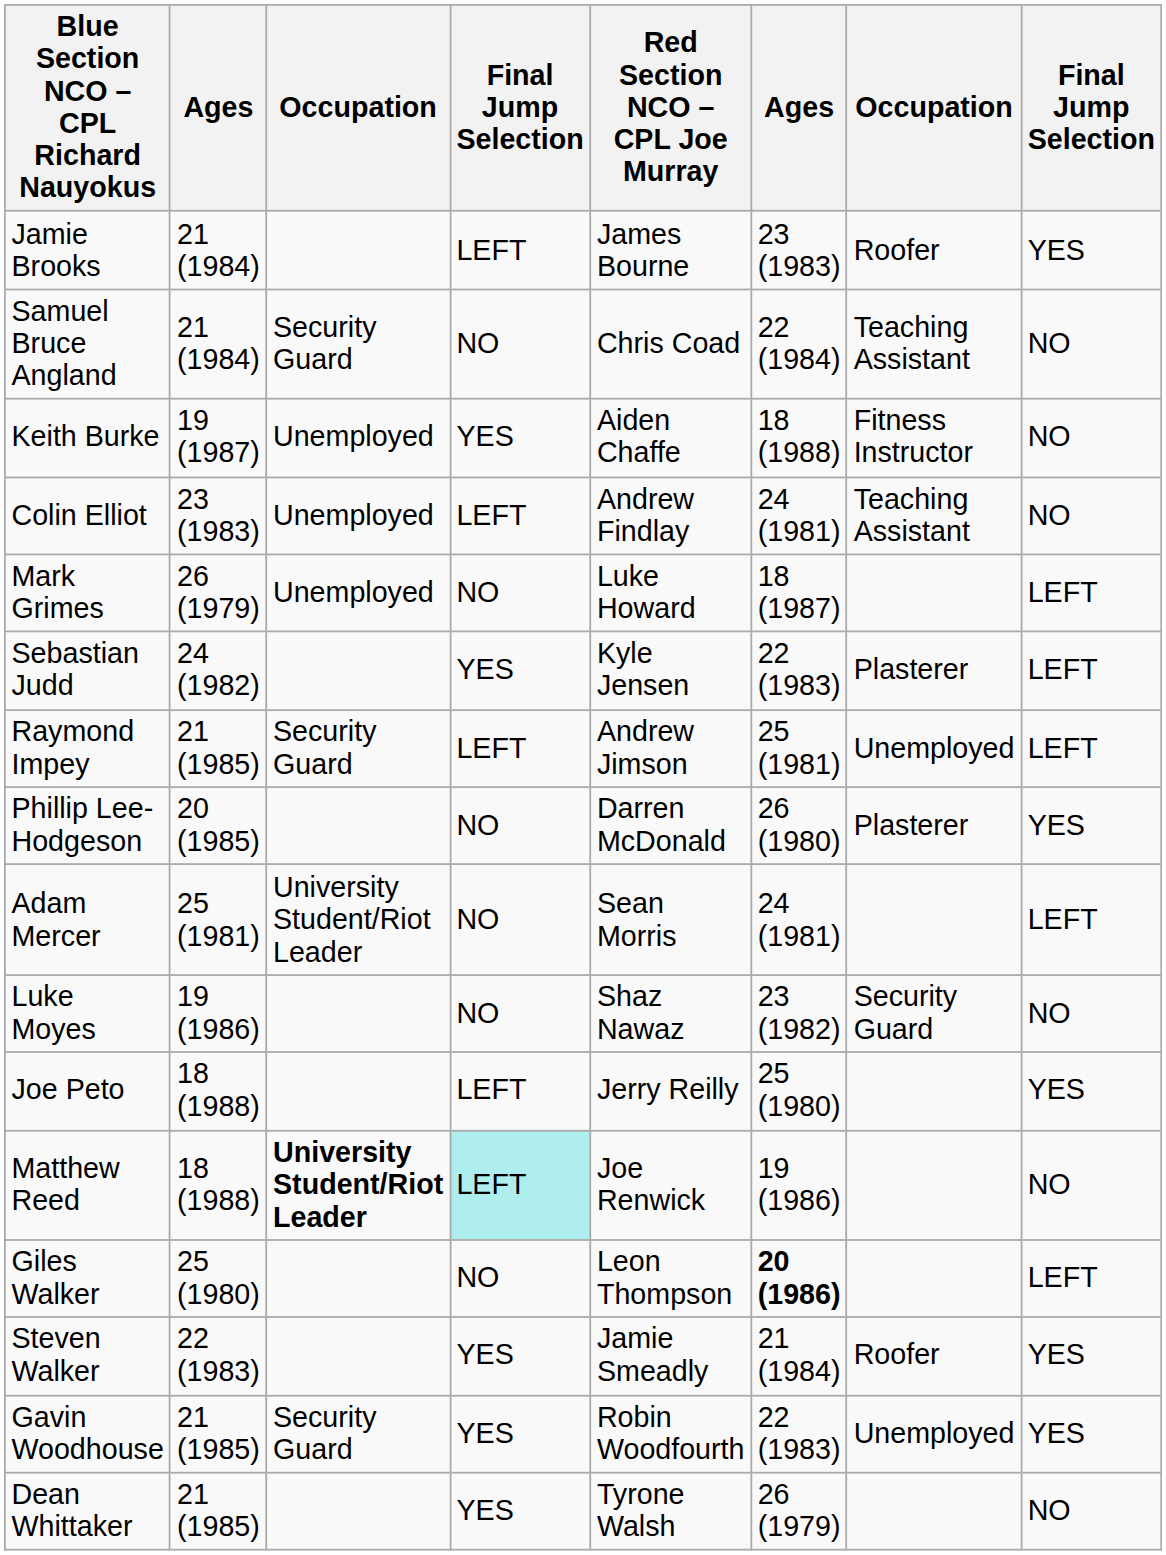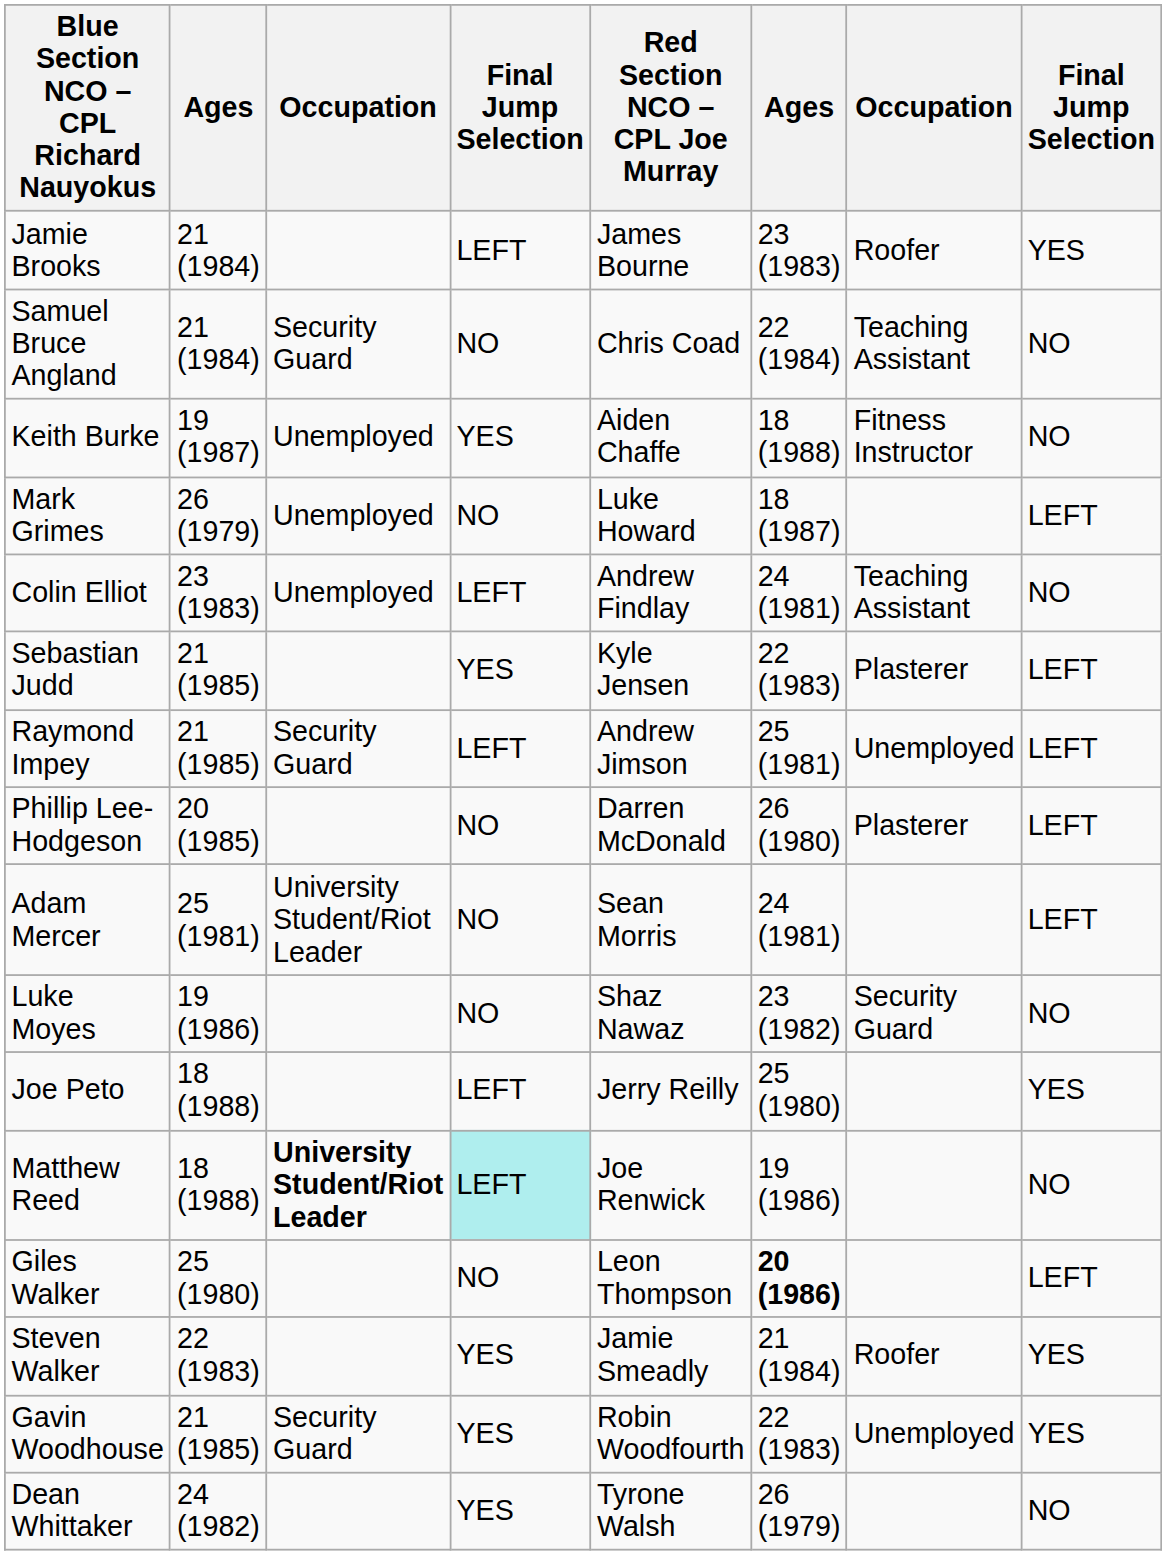rows swapped: (79, 514) <-> (58, 592)
(218, 670) 24 (1982) -> (218, 670) 21 (1985)
(1056, 825) YES -> (1063, 825) LEFT
(218, 1511) 21 (1985) -> (218, 1511) 24 (1982)
